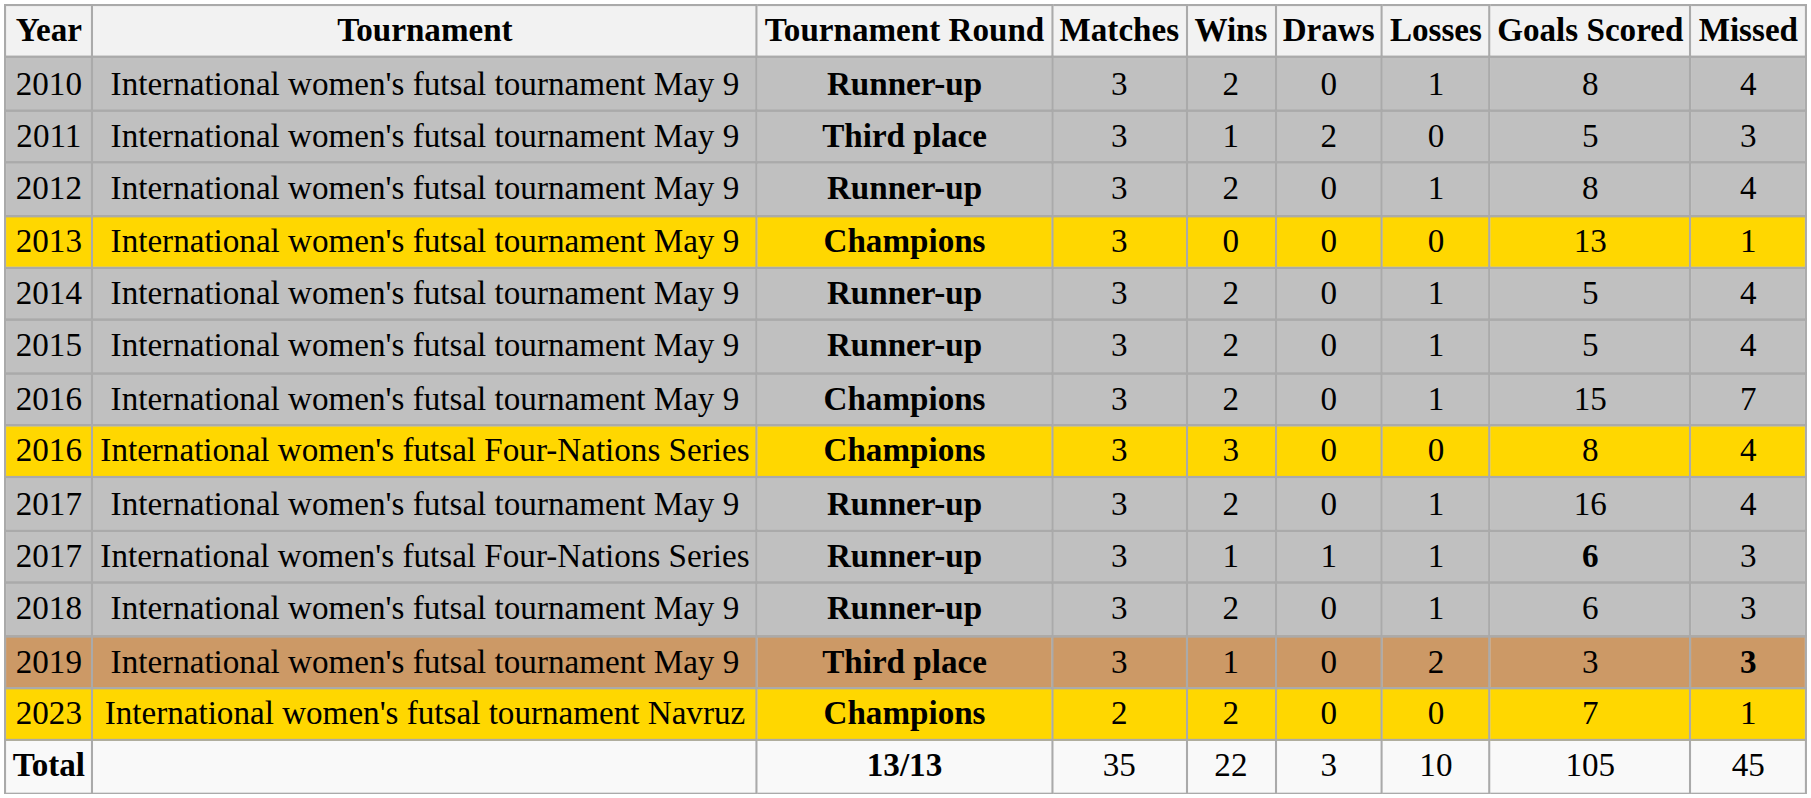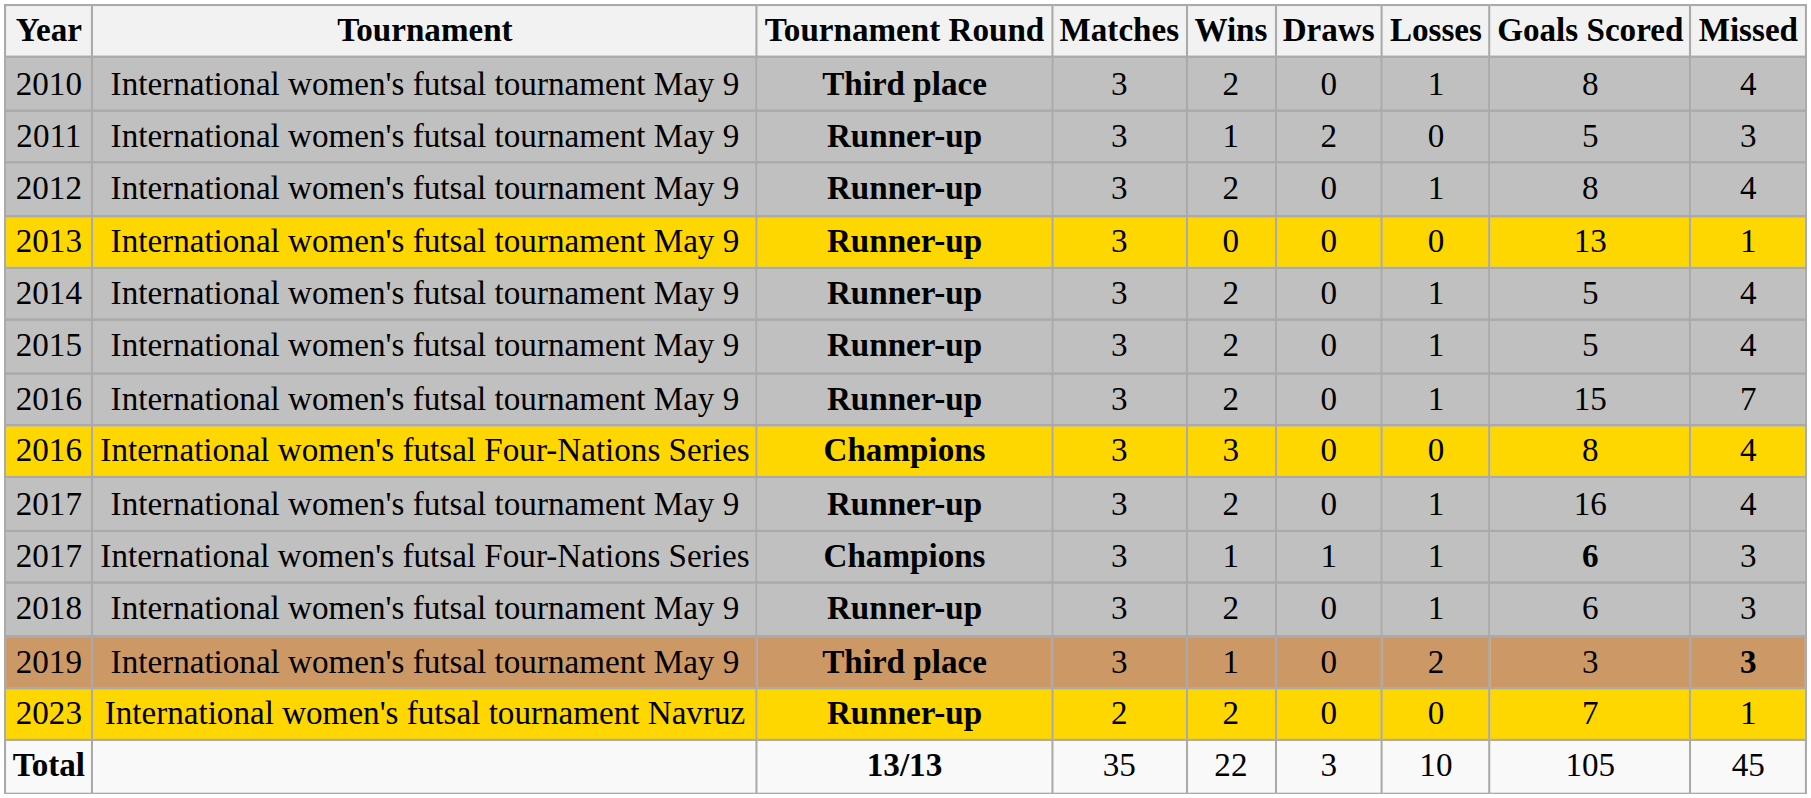(905, 83) Runner-up -> (905, 83) Third place
(905, 135) Third place -> (905, 135) Runner-up
(905, 240) Champions -> (905, 240) Runner-up
(905, 398) Champions -> (905, 398) Runner-up
(905, 556) Runner-up -> (905, 556) Champions
(905, 713) Champions -> (905, 713) Runner-up
